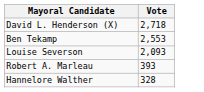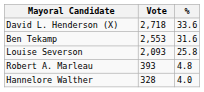+ column: (187, 11)
